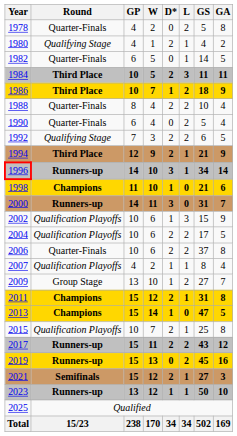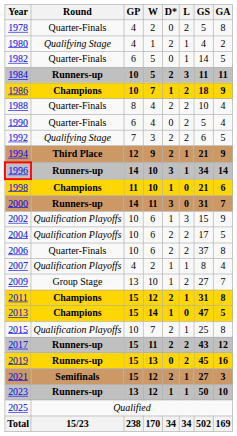(77, 75) Third Place -> (77, 75) Runners-up
(77, 91) Third Place -> (77, 91) Champions
